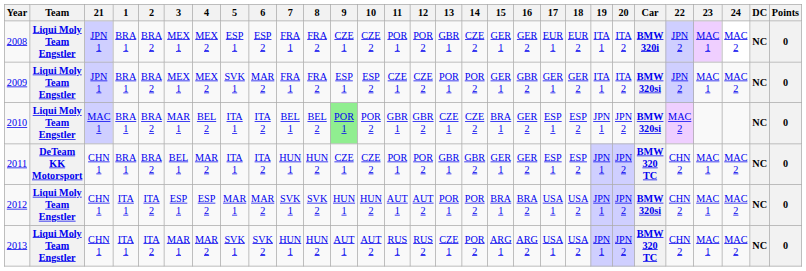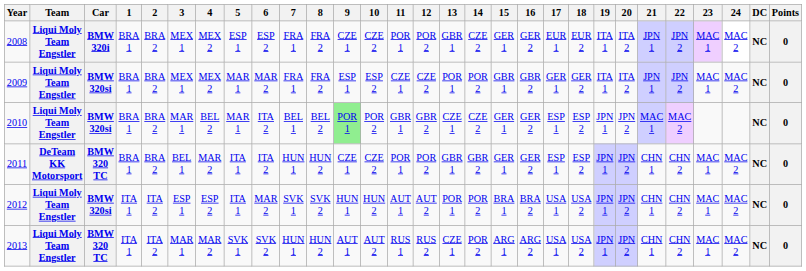columns swapped: (650, 12) <-> (99, 12)
(235, 82) SVK 1 -> (238, 82) MAR 1
(501, 82) GER 1 -> (504, 82) GBR 1
(235, 122) ITA 1 -> (238, 122) MAR 1
(501, 122) BRA 1 -> (504, 122) GER 1
(235, 204) MAR 1 -> (238, 204) ITA 1
